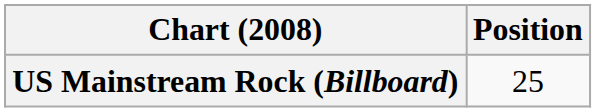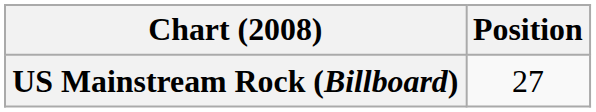(528, 80) 25 -> (528, 80) 27
